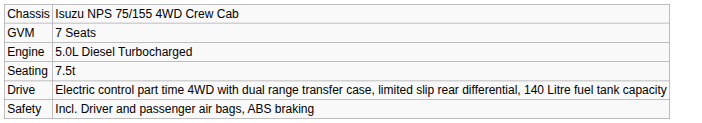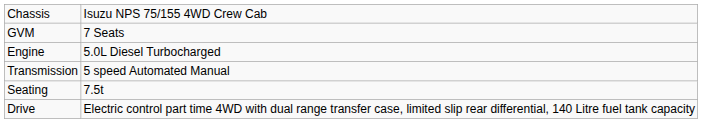+ row: (43, 71)
- row: (24, 109)
